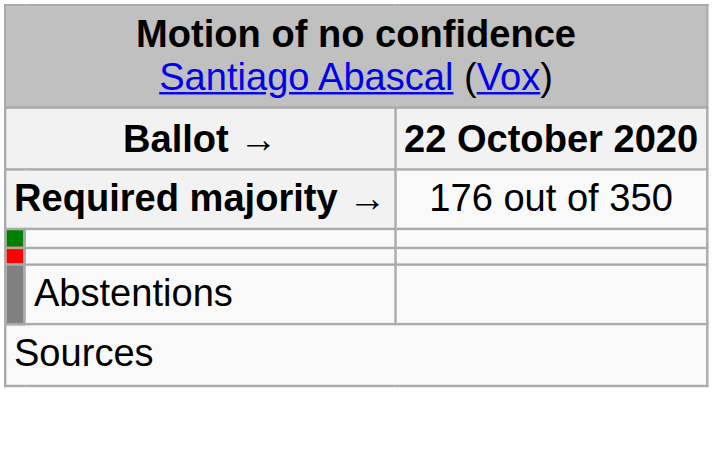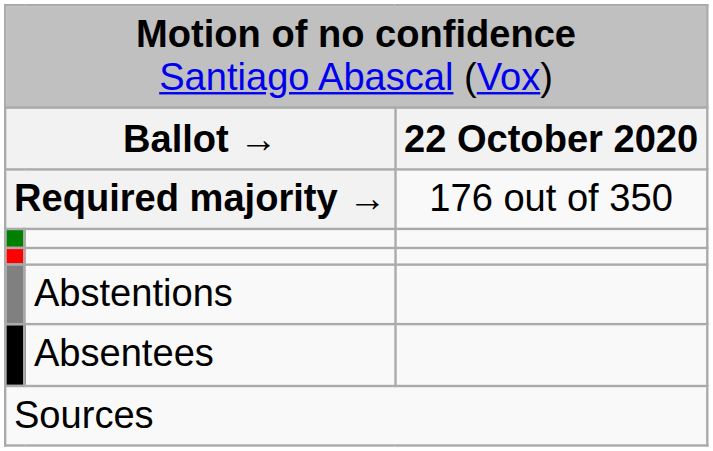+ row: (15, 355)
